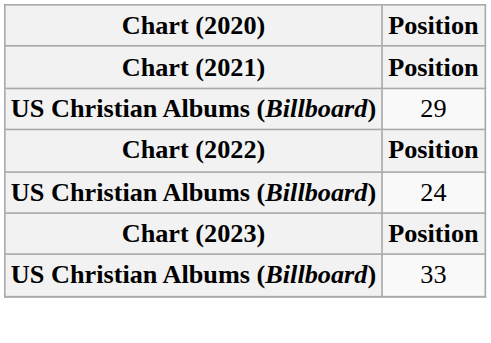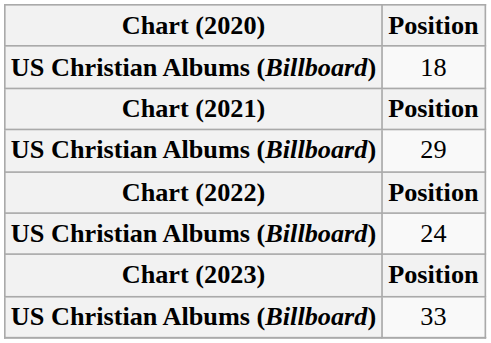+ row: (433, 66)
